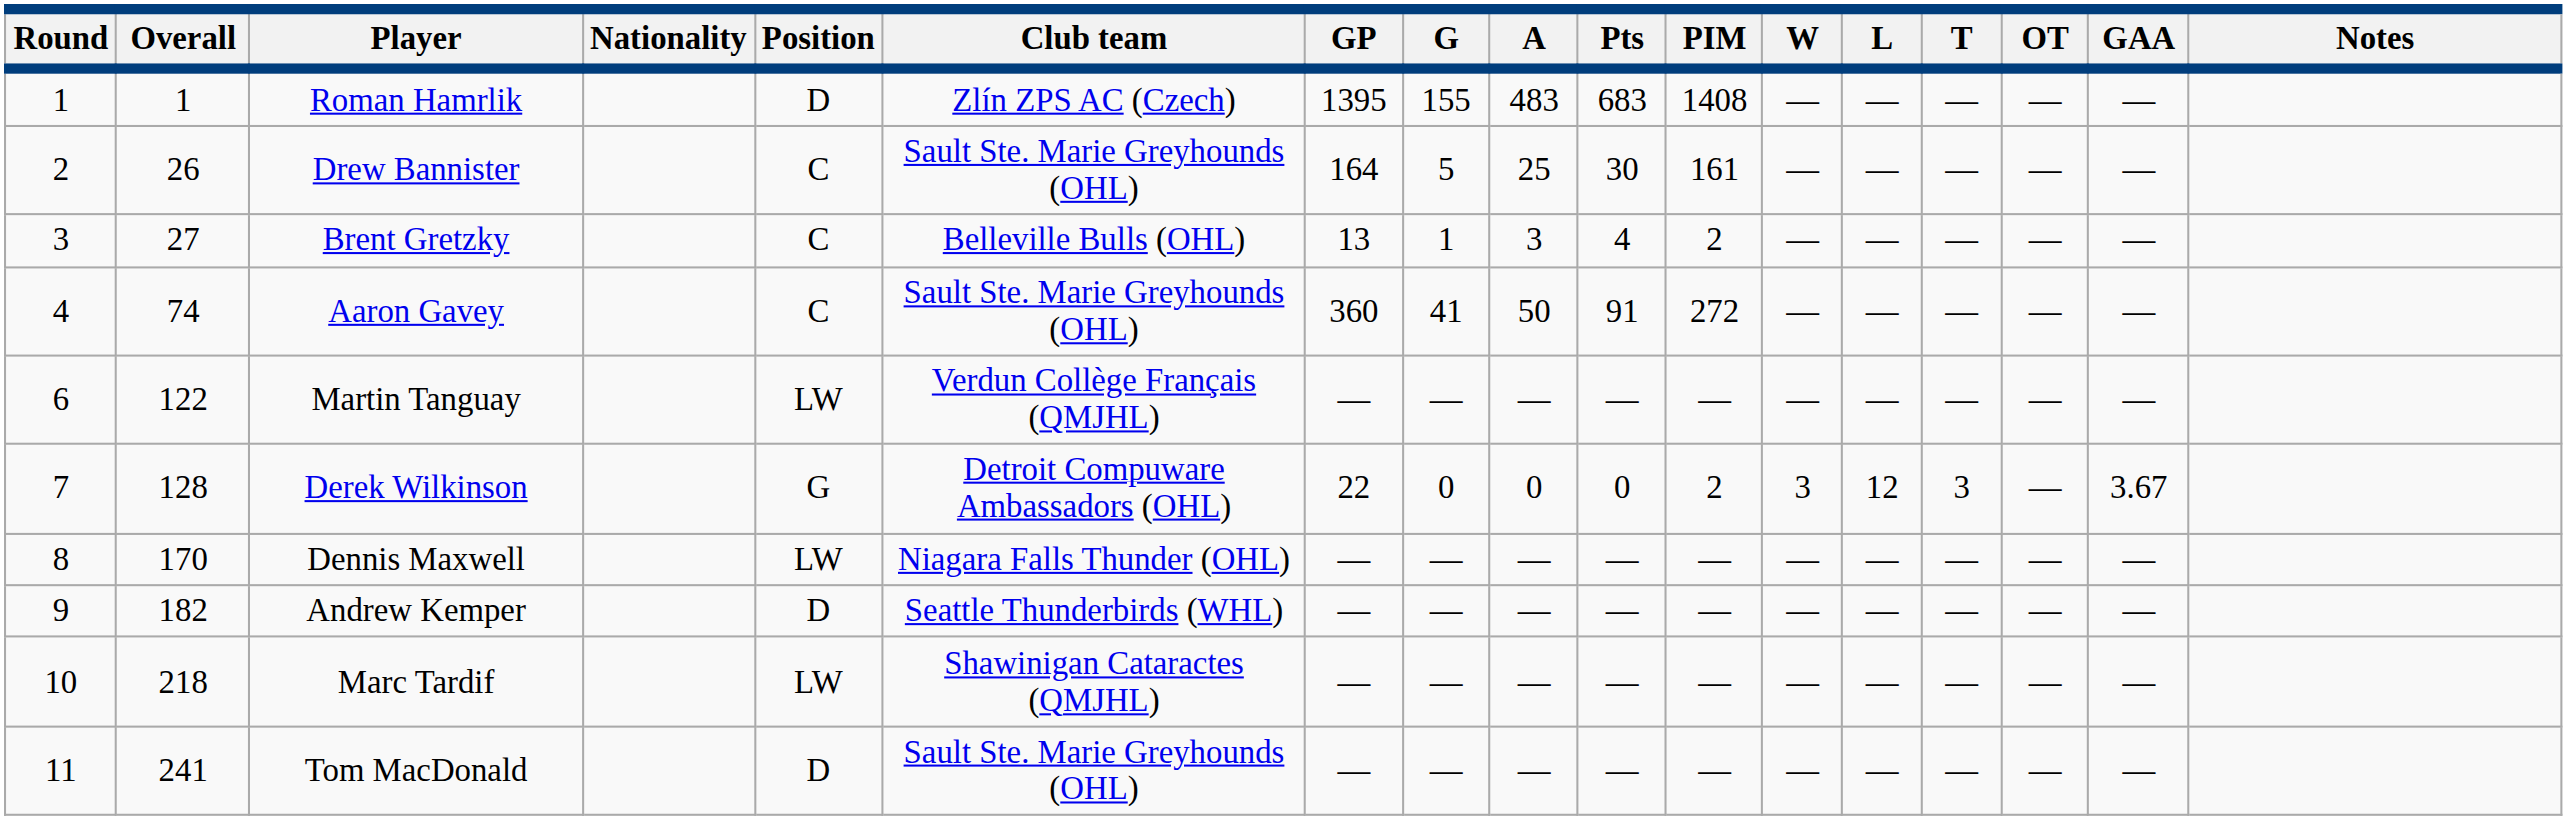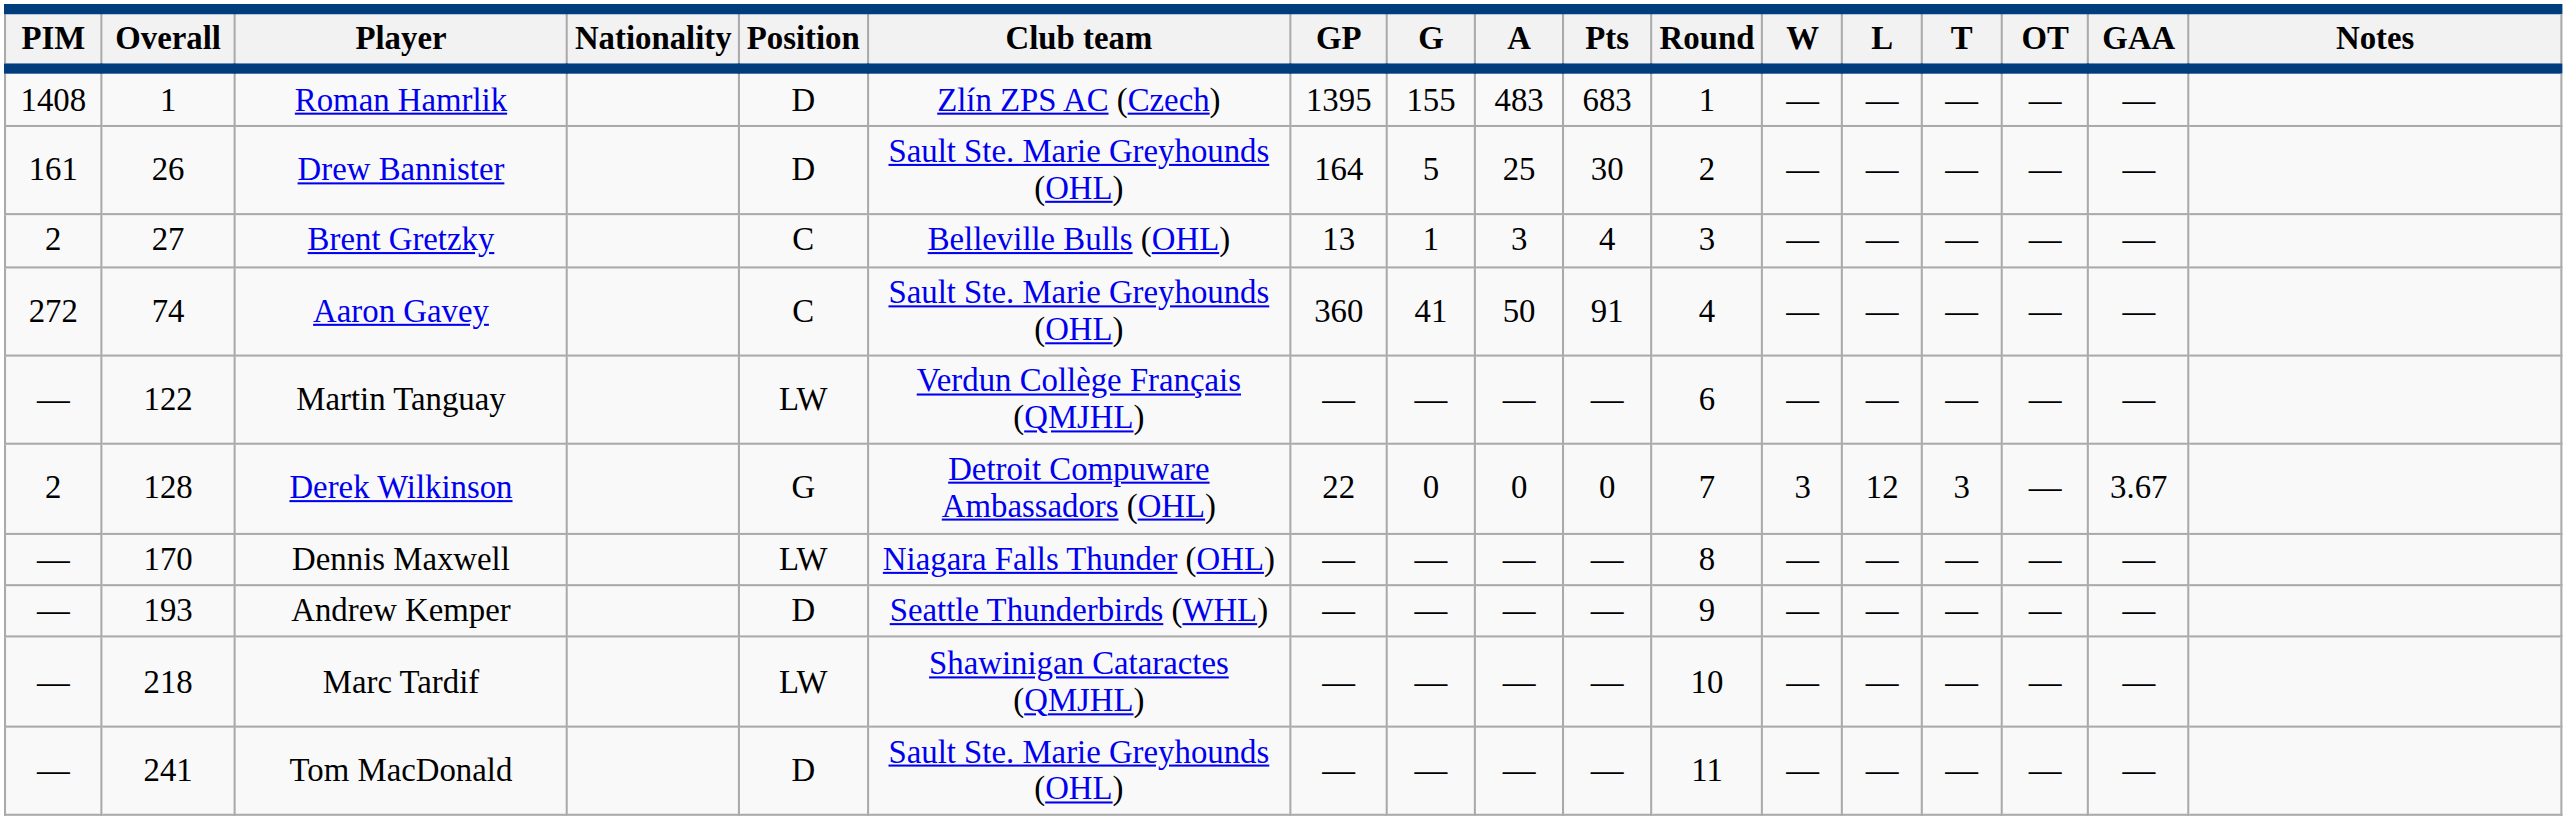columns swapped: (61, 38) <-> (1715, 38)
(818, 169) C -> (803, 169) D
(183, 610) 182 -> (168, 610) 193
